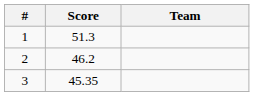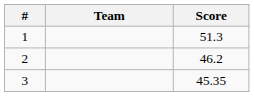columns swapped: (185, 15) <-> (83, 15)
